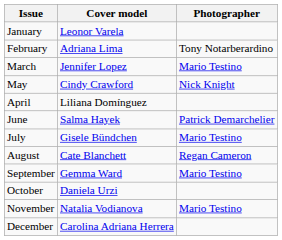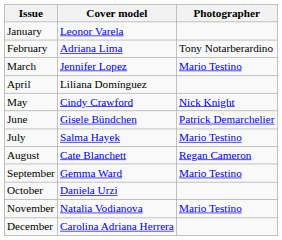rows swapped: (19, 102) <-> (17, 84)
(90, 119) Salma Hayek -> (98, 119) Gisele Bündchen
(98, 137) Gisele Bündchen -> (90, 137) Salma Hayek
